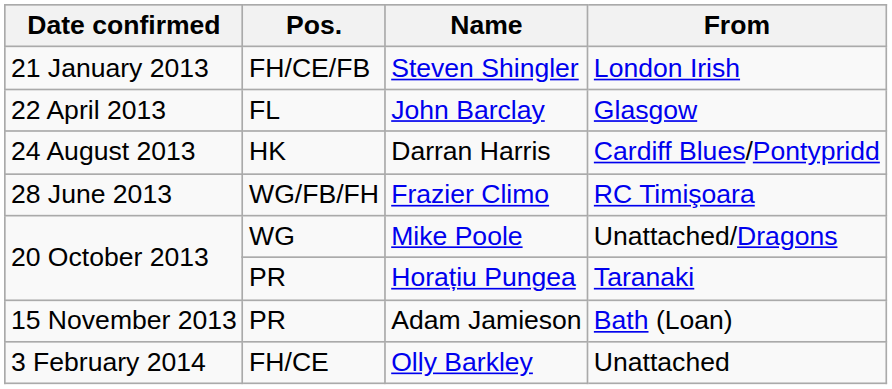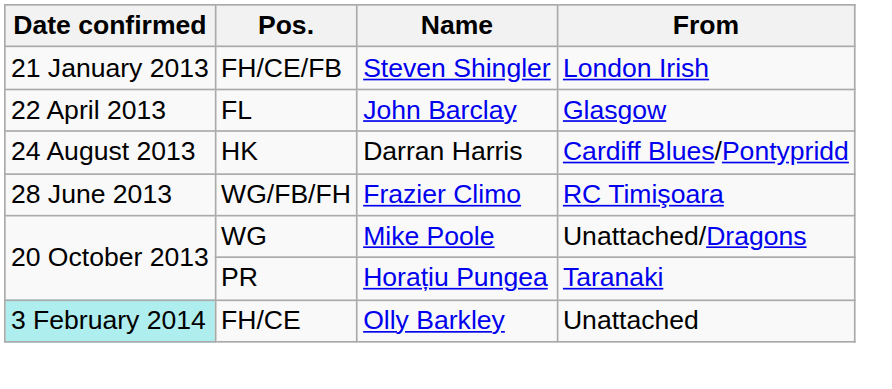- row: (486, 320)
(108, 362) no background -> (108, 320) paleturquoise background
